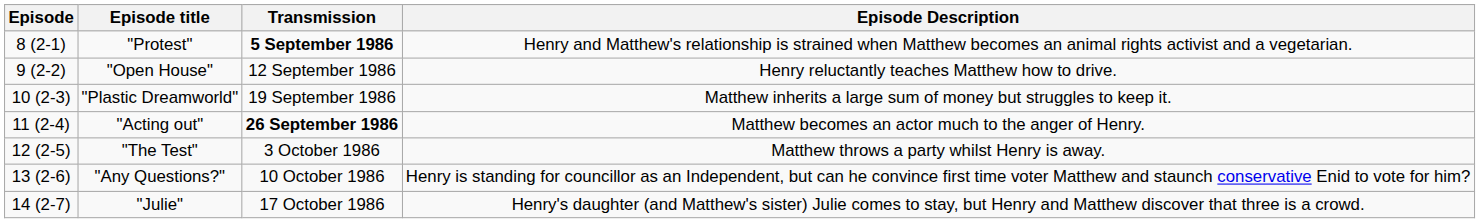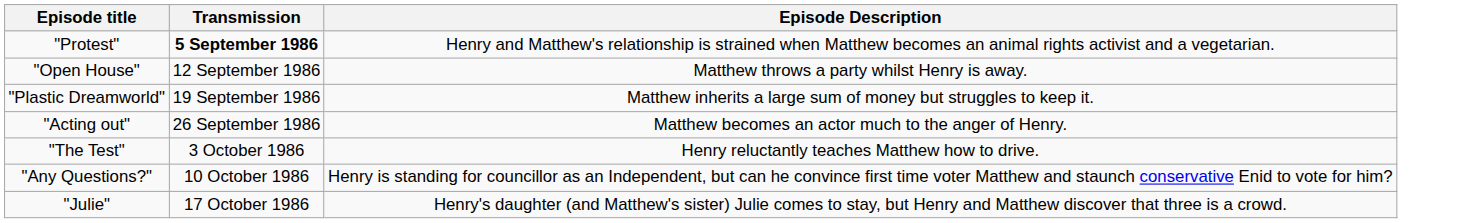- column: (41, 17)
(938, 71) Henry reluctantly teaches Matthew how to drive. -> (860, 71) Matthew throws a party whilst Henry is away.
(322, 124) bold -> (247, 124) normal
(938, 151) Matthew throws a party whilst Henry is away. -> (860, 151) Henry reluctantly teaches Matthew how to drive.
